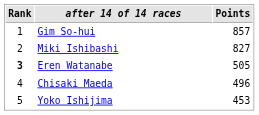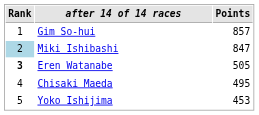(20, 49) no background -> (20, 49) lightblue background
(242, 49) 827 -> (242, 49) 847
(242, 84) 496 -> (242, 84) 495
